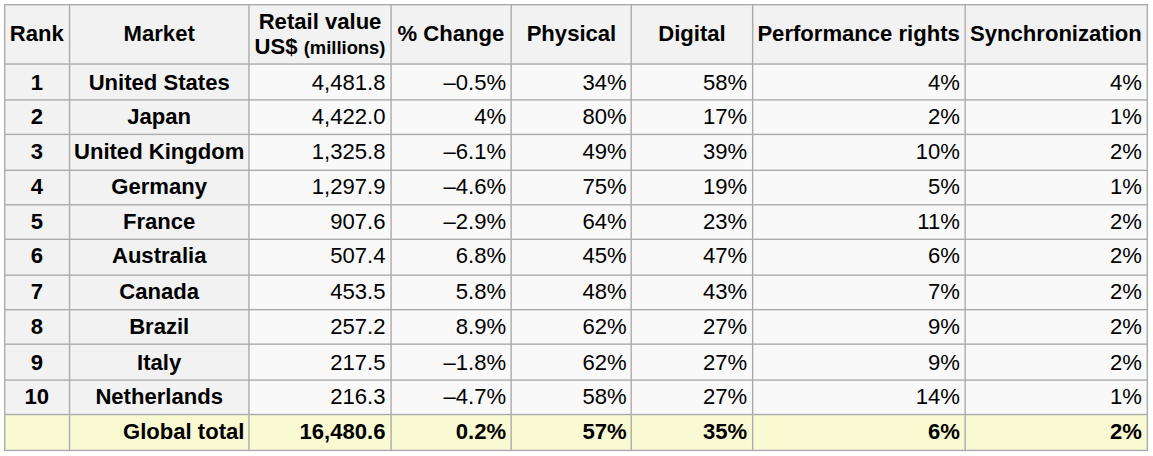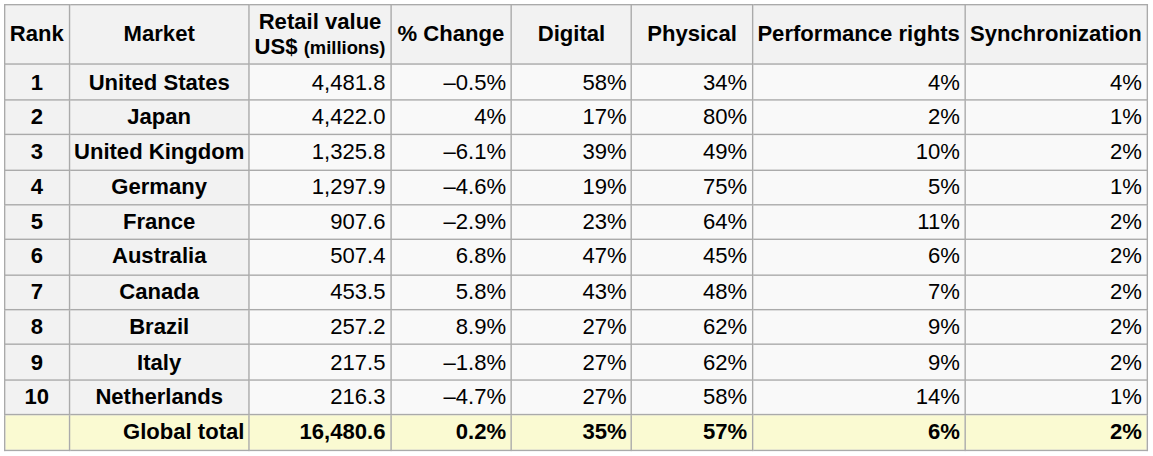columns swapped: (571, 34) <-> (692, 34)
